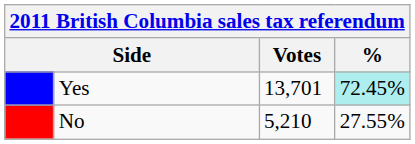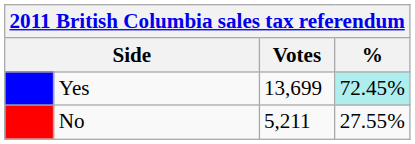(293, 88) 13,701 -> (293, 88) 13,699
(288, 121) 5,210 -> (287, 121) 5,211
